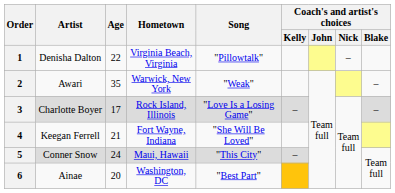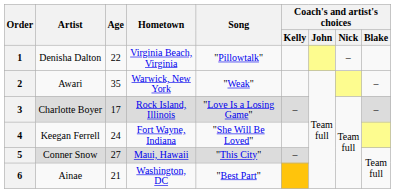(116, 135) 21 -> (116, 135) 24
(116, 155) 24 -> (116, 155) 27
(116, 176) 20 -> (116, 176) 21
